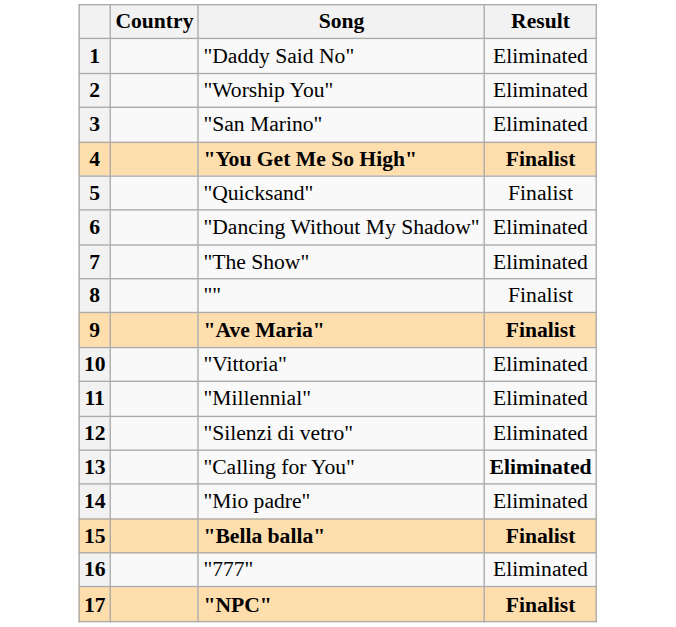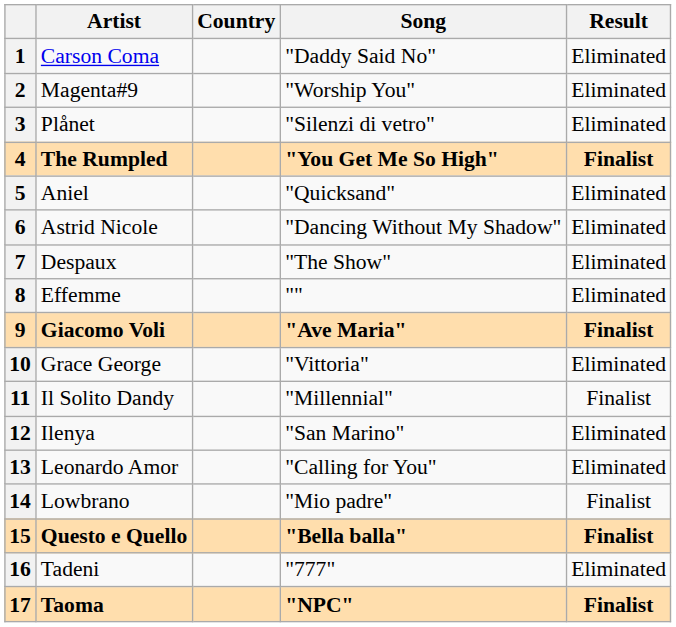+ column: (114, 21)
(263, 124) "San Marino" -> (360, 124) "Silenzi di vetro"
(541, 192) Finalist -> (619, 192) Eliminated
(541, 295) Finalist -> (619, 295) Eliminated
(541, 398) Eliminated -> (619, 398) Finalist
(278, 432) "Silenzi di vetro" -> (345, 432) "San Marino"
(541, 466) bold -> (619, 466) normal
(541, 501) Eliminated -> (619, 501) Finalist
